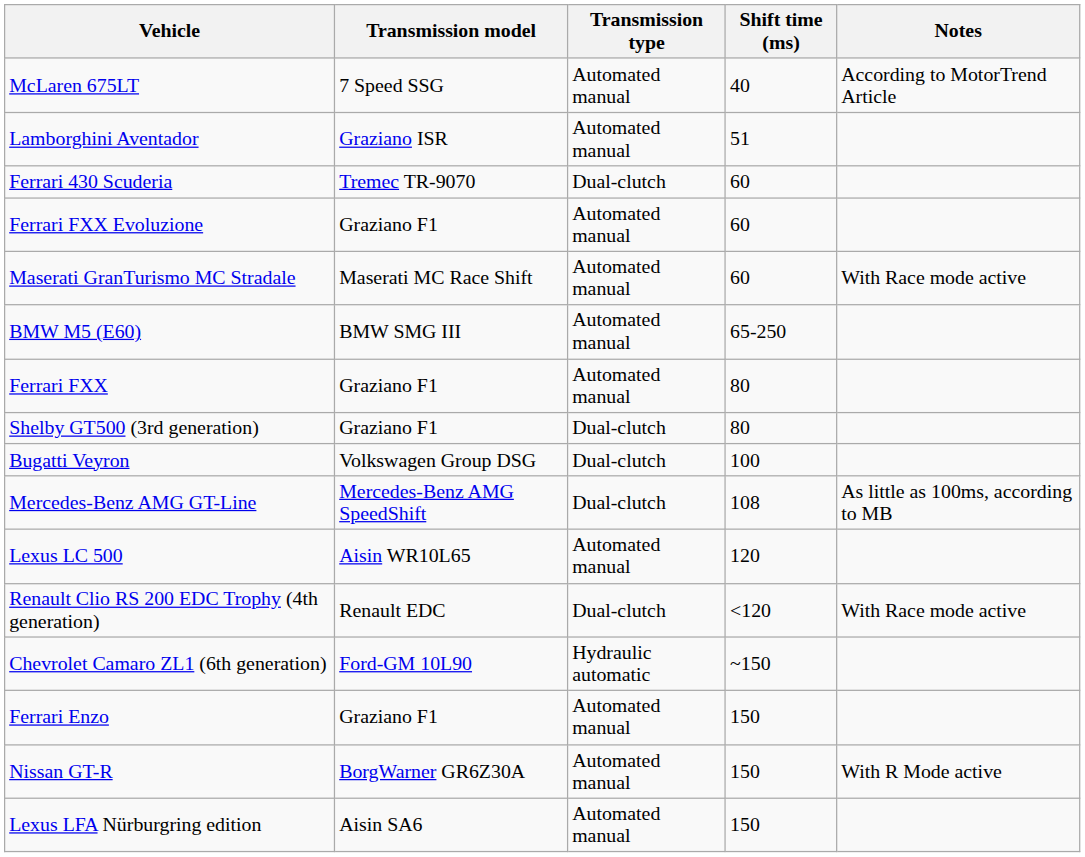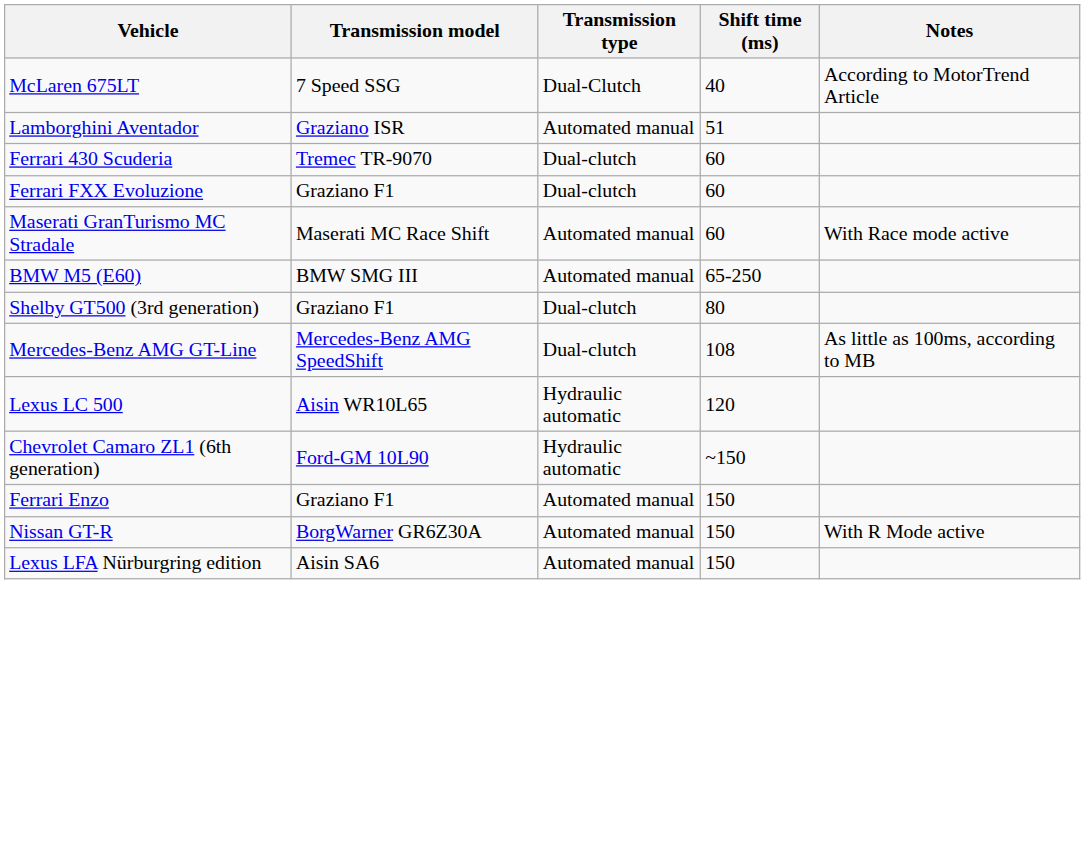(616, 85) Automated manual -> (592, 85) Dual-Clutch
(616, 224) Automated manual -> (590, 190) Dual-clutch
- row: (59, 385)
- row: (69, 459)
(616, 556) Automated manual -> (582, 403) Hydraulic automatic
- row: (164, 609)
